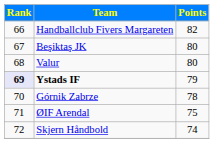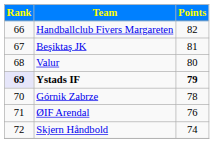(192, 46) 80 -> (192, 46) 81
(192, 79) normal -> (192, 79) bold
(192, 113) 75 -> (192, 113) 76
